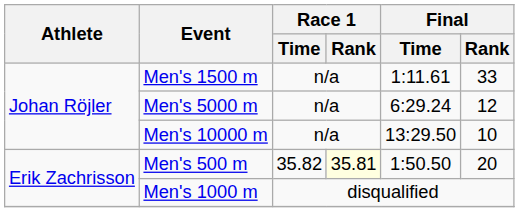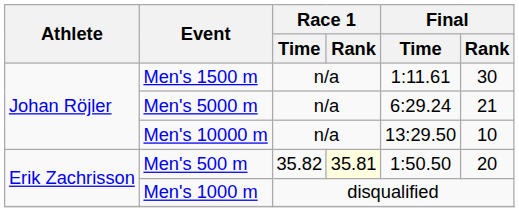(487, 77) 33 -> (487, 77) 30
(487, 106) 12 -> (487, 106) 21
